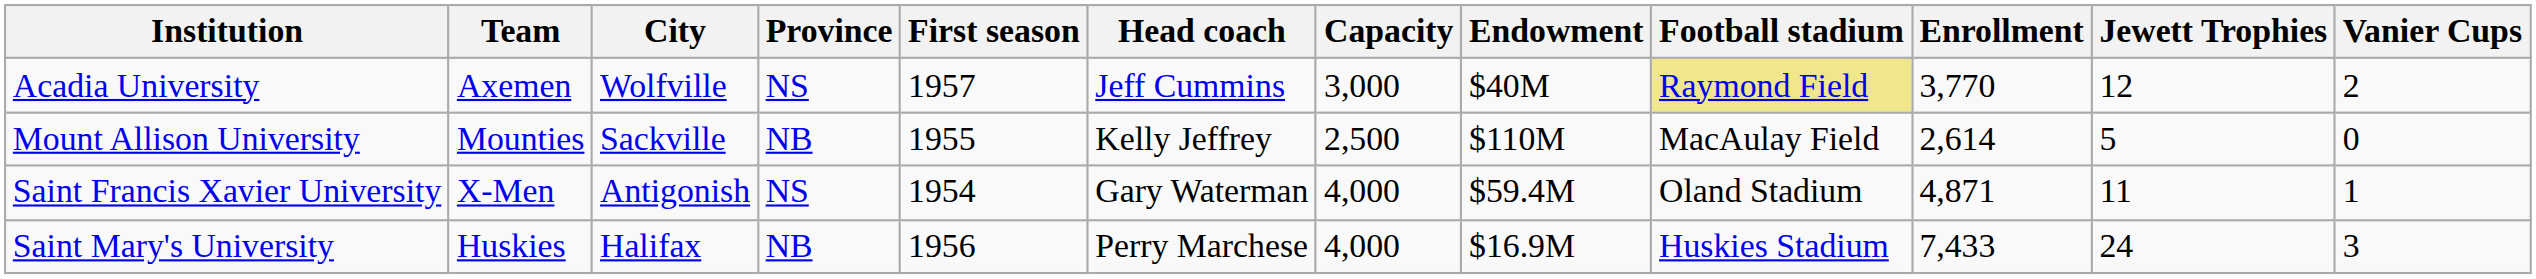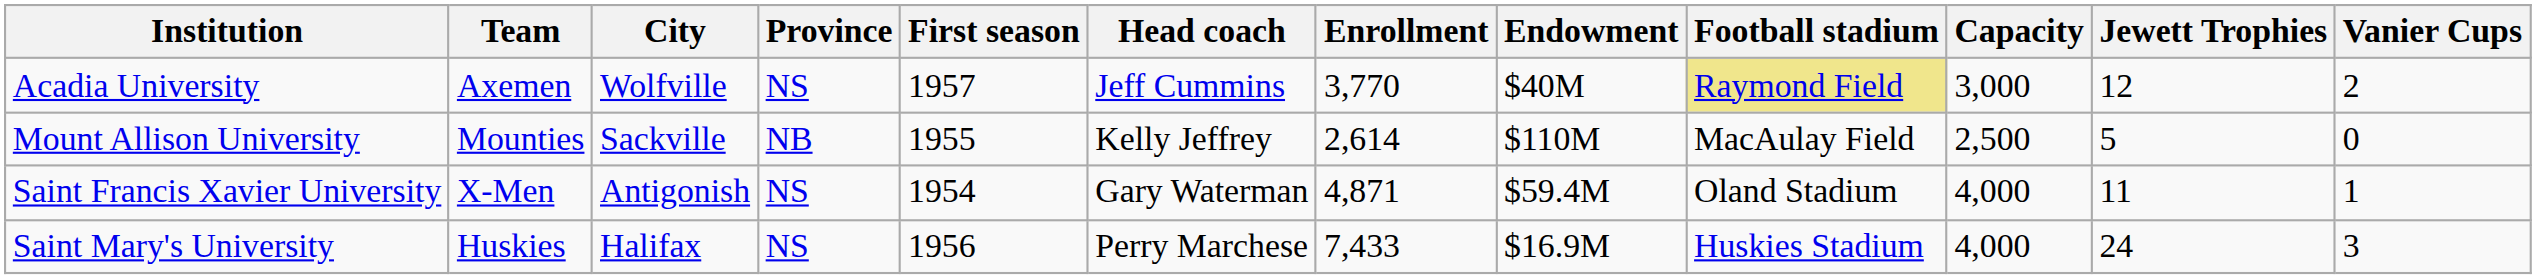columns swapped: (2002, 31) <-> (1389, 31)
(789, 245) NB -> (787, 245) NS
